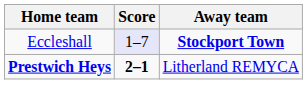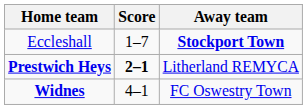(137, 41) lavender background -> (137, 41) no background
+ row: (60, 91)
